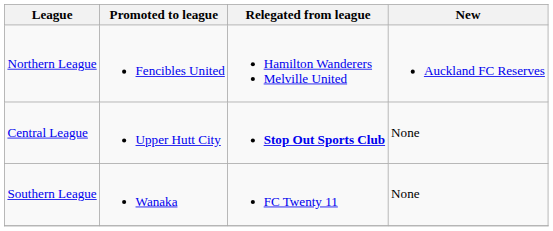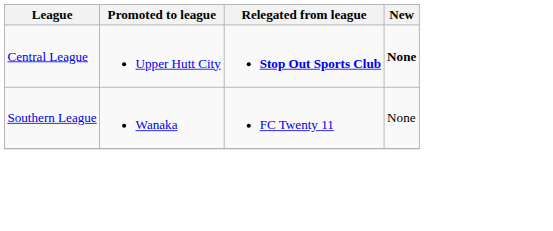- row: (52, 63)
(405, 132) normal -> (402, 56) bold
